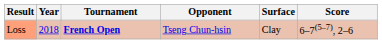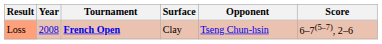columns swapped: (278, 12) <-> (210, 12)
(49, 29) 2018 -> (49, 29) 2008
